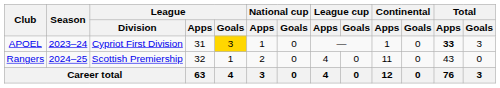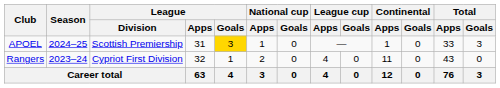(68, 43) 2023–24 -> (68, 43) 2024–25
(137, 43) Cypriot First Division -> (137, 43) Scottish Premiership
(448, 43) bold -> (448, 43) normal
(68, 59) 2024–25 -> (68, 59) 2023–24
(137, 59) Scottish Premiership -> (137, 59) Cypriot First Division
